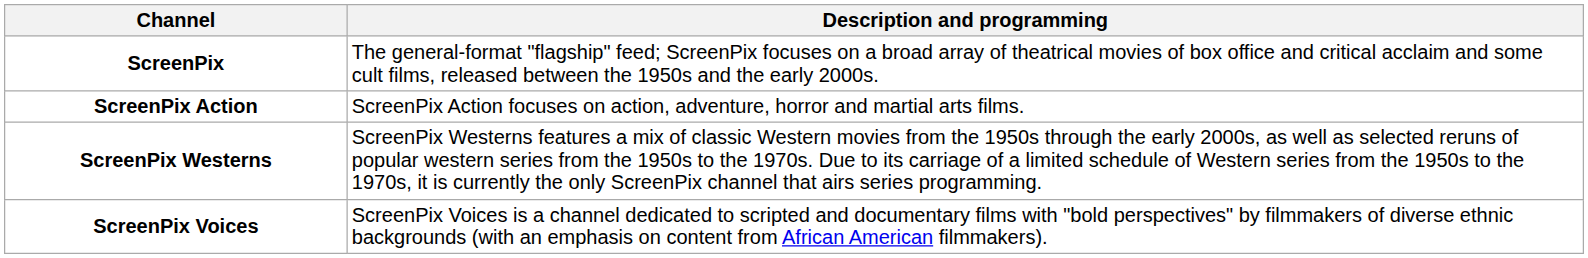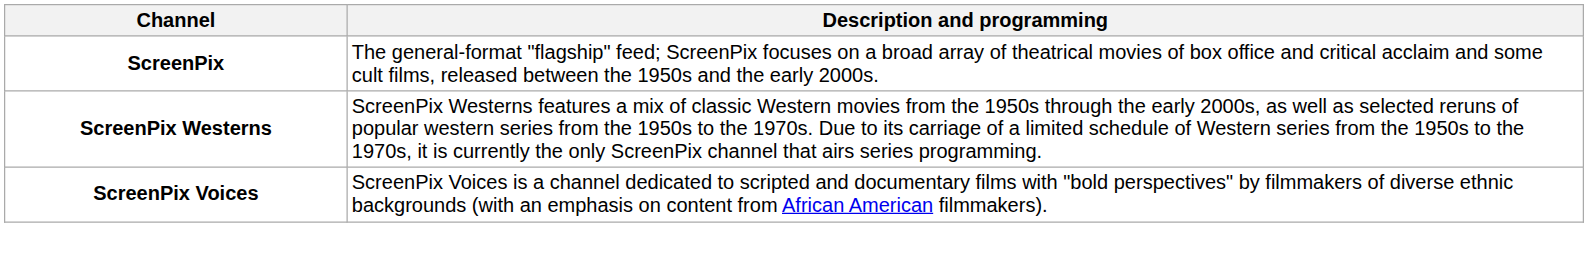- row: (176, 106)
